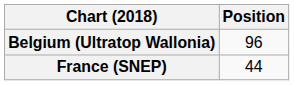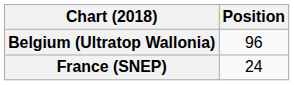(254, 67) 44 -> (254, 67) 24
